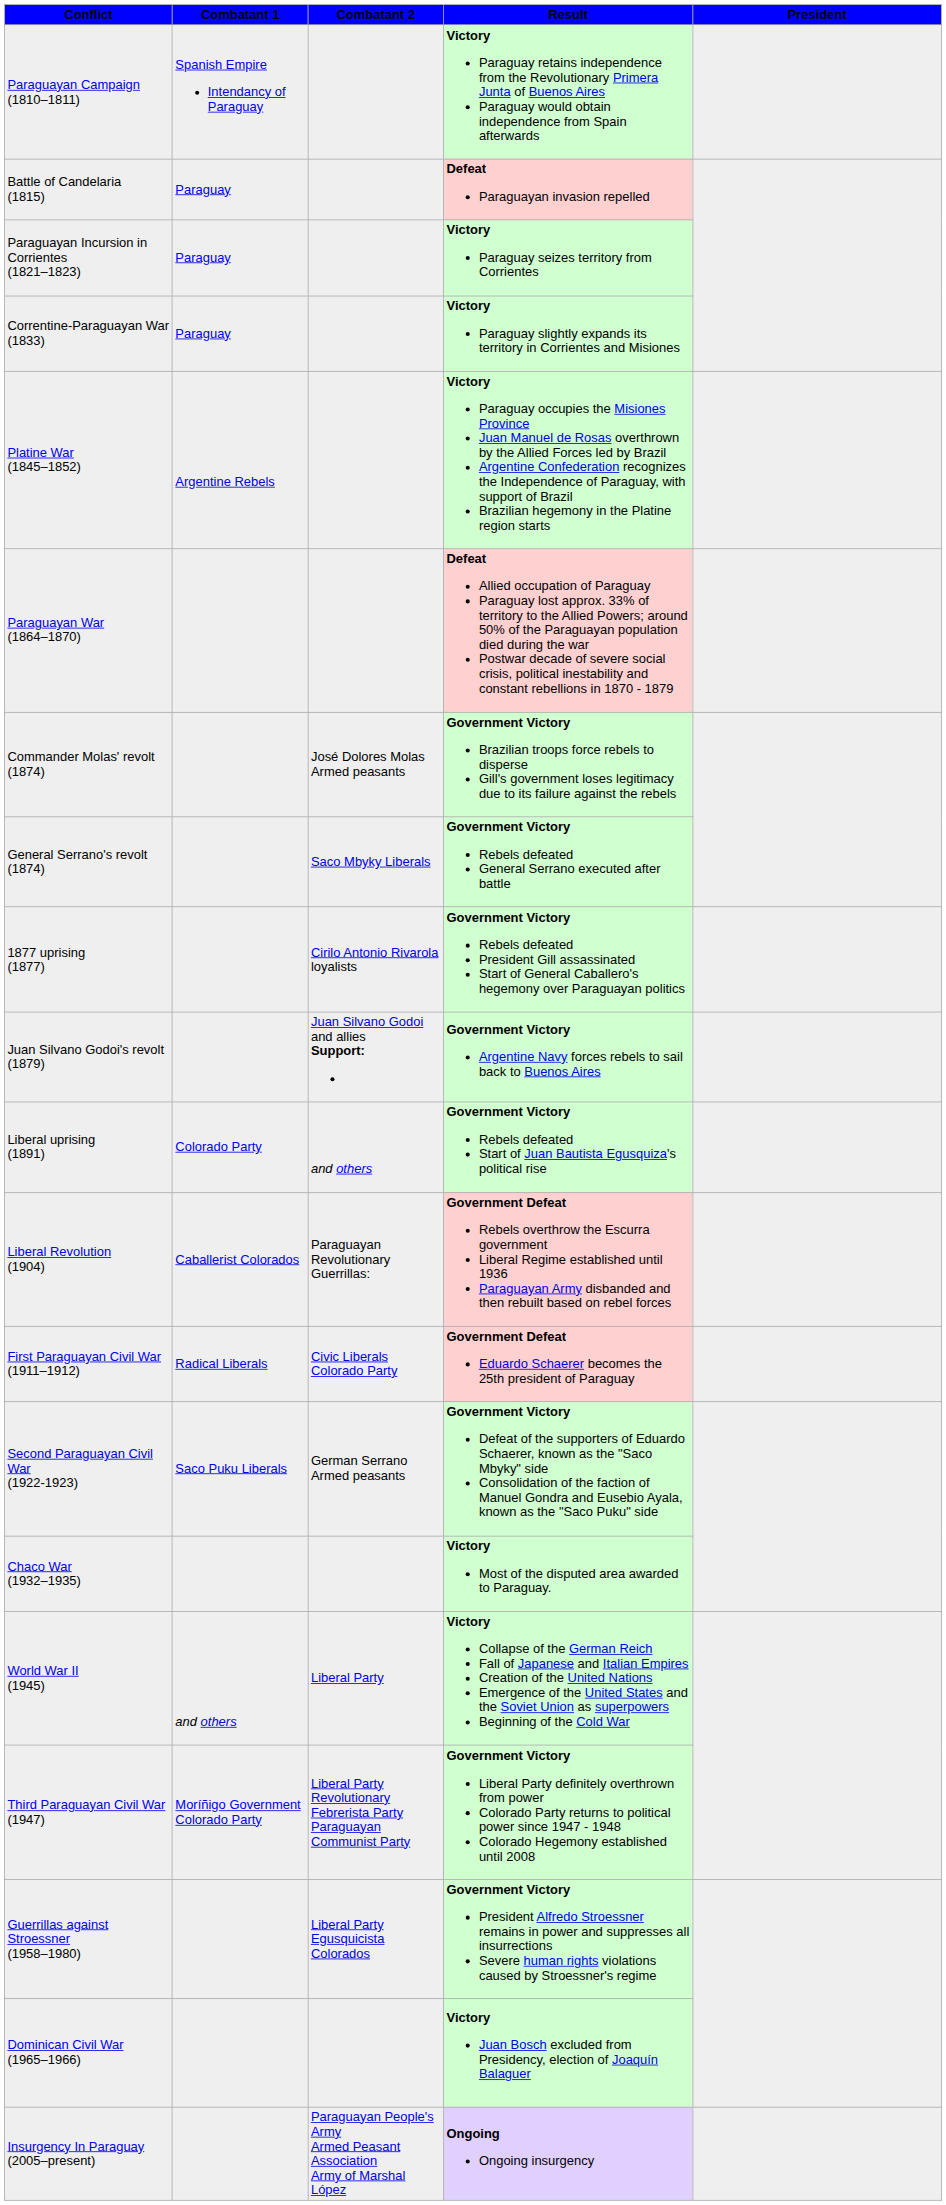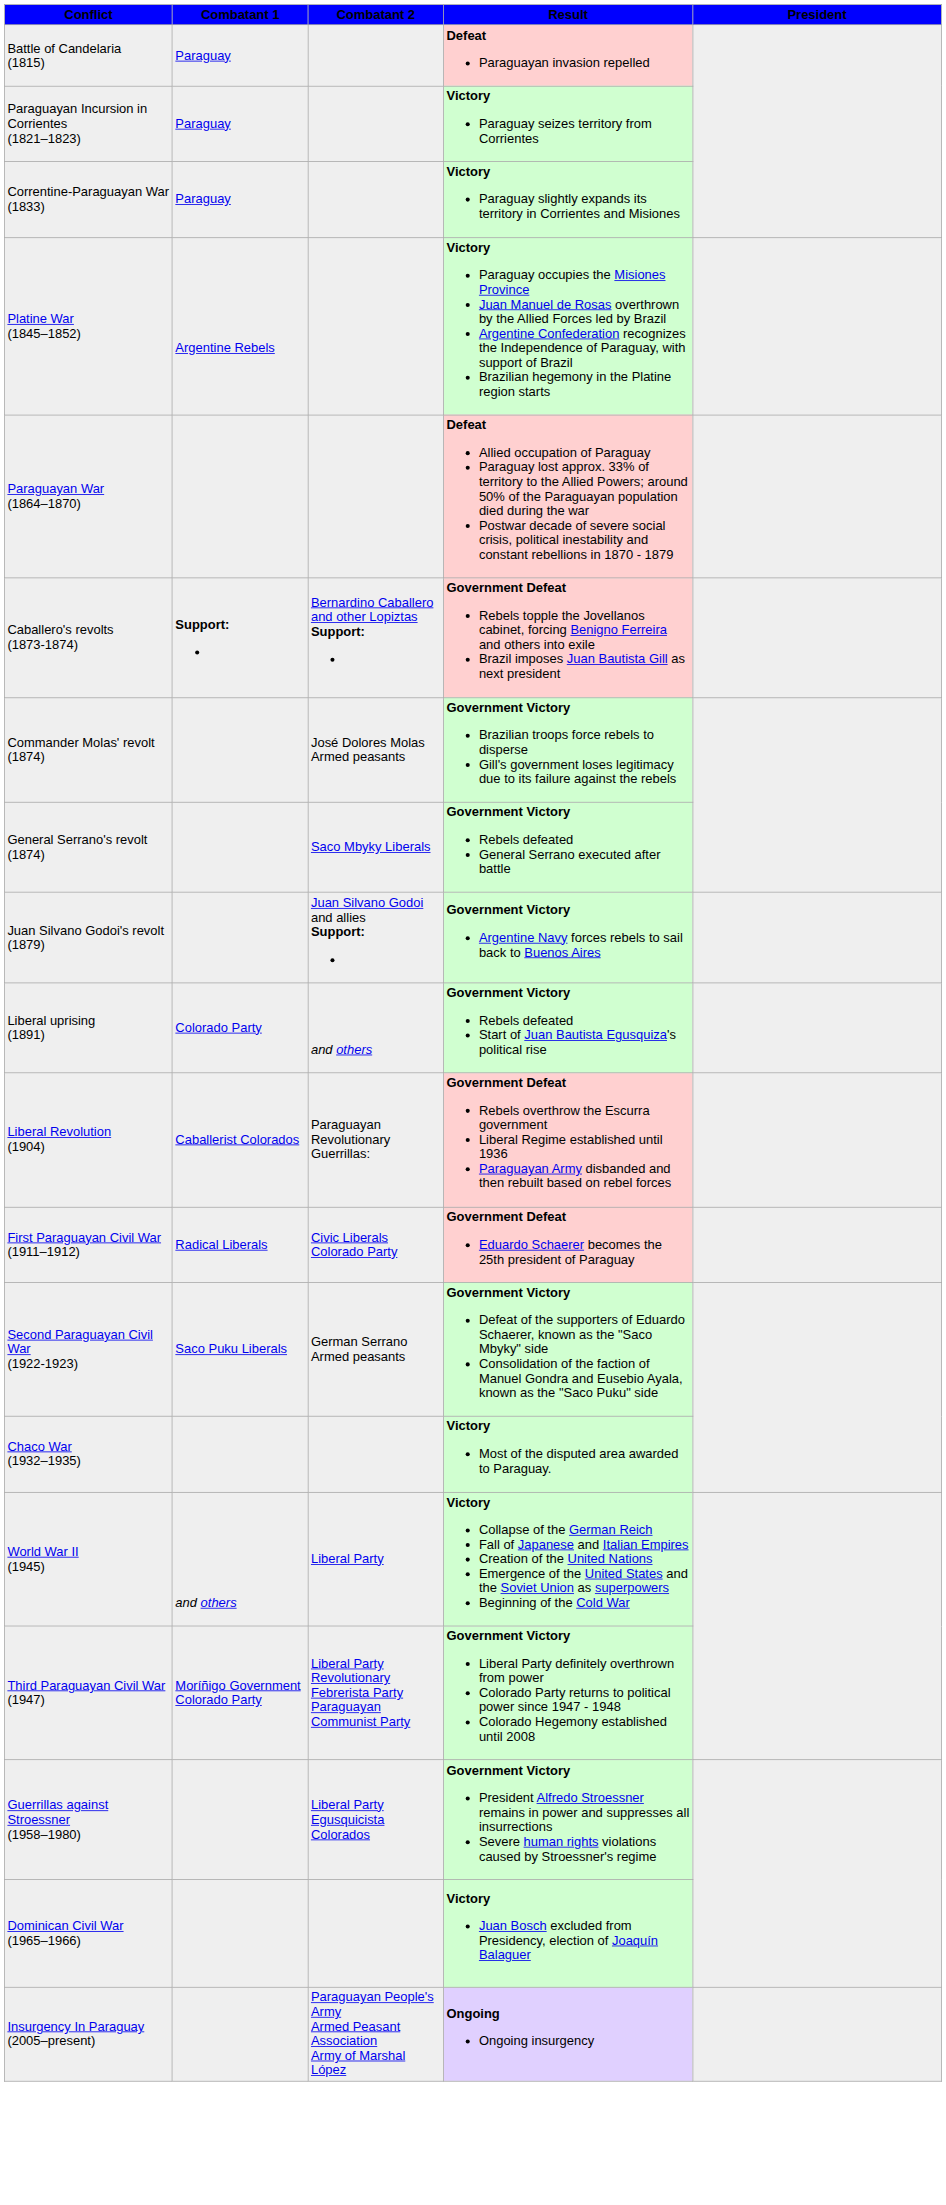- row: (74, 92)
+ row: (60, 637)
- row: (46, 959)
